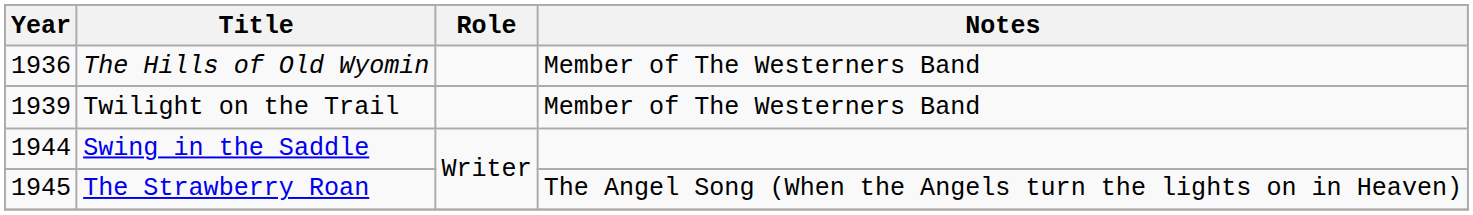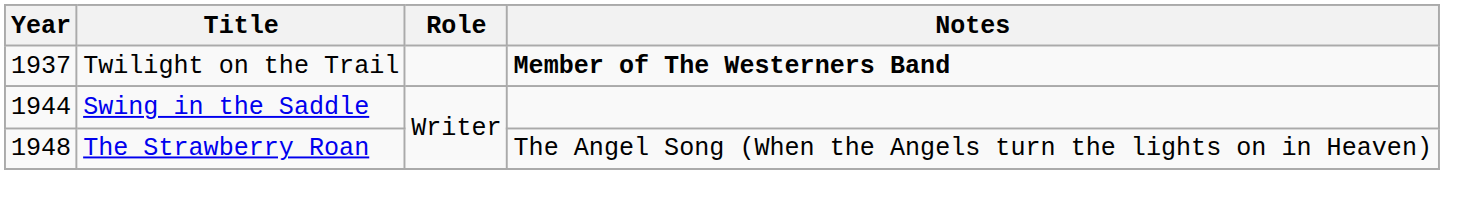- row: (256, 66)
(41, 107) 1939 -> (41, 66) 1937
(762, 107) normal -> (732, 66) bold
(41, 189) 1945 -> (41, 148) 1948
